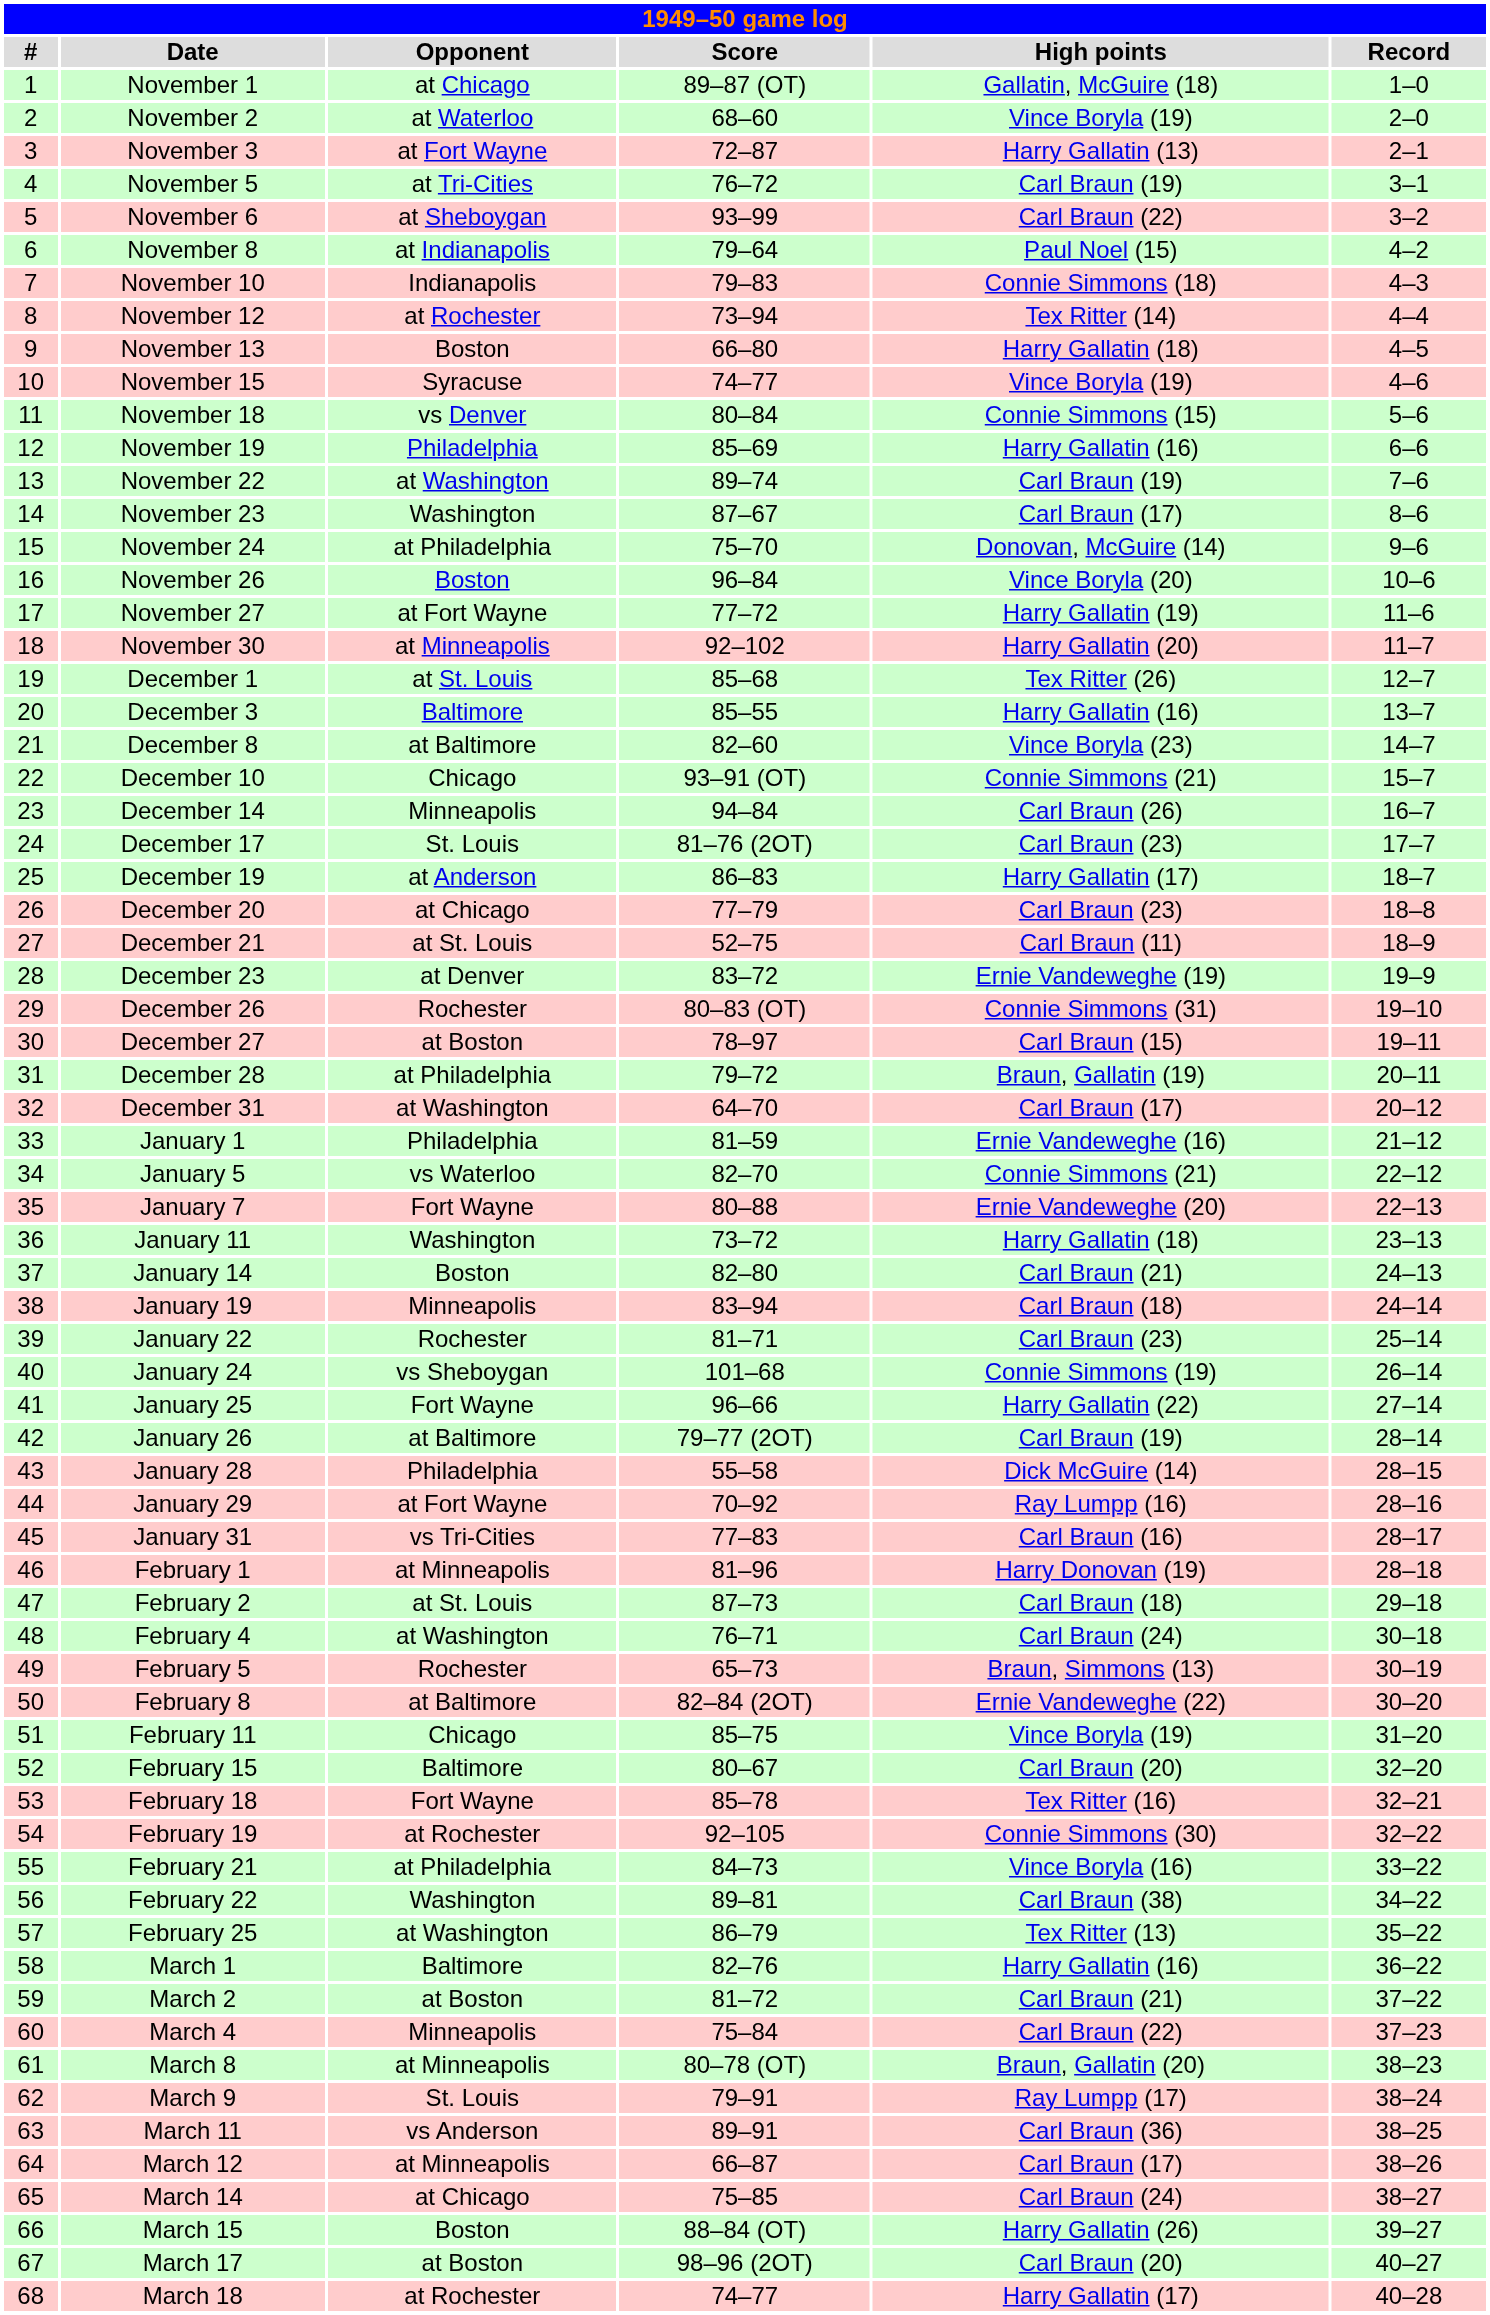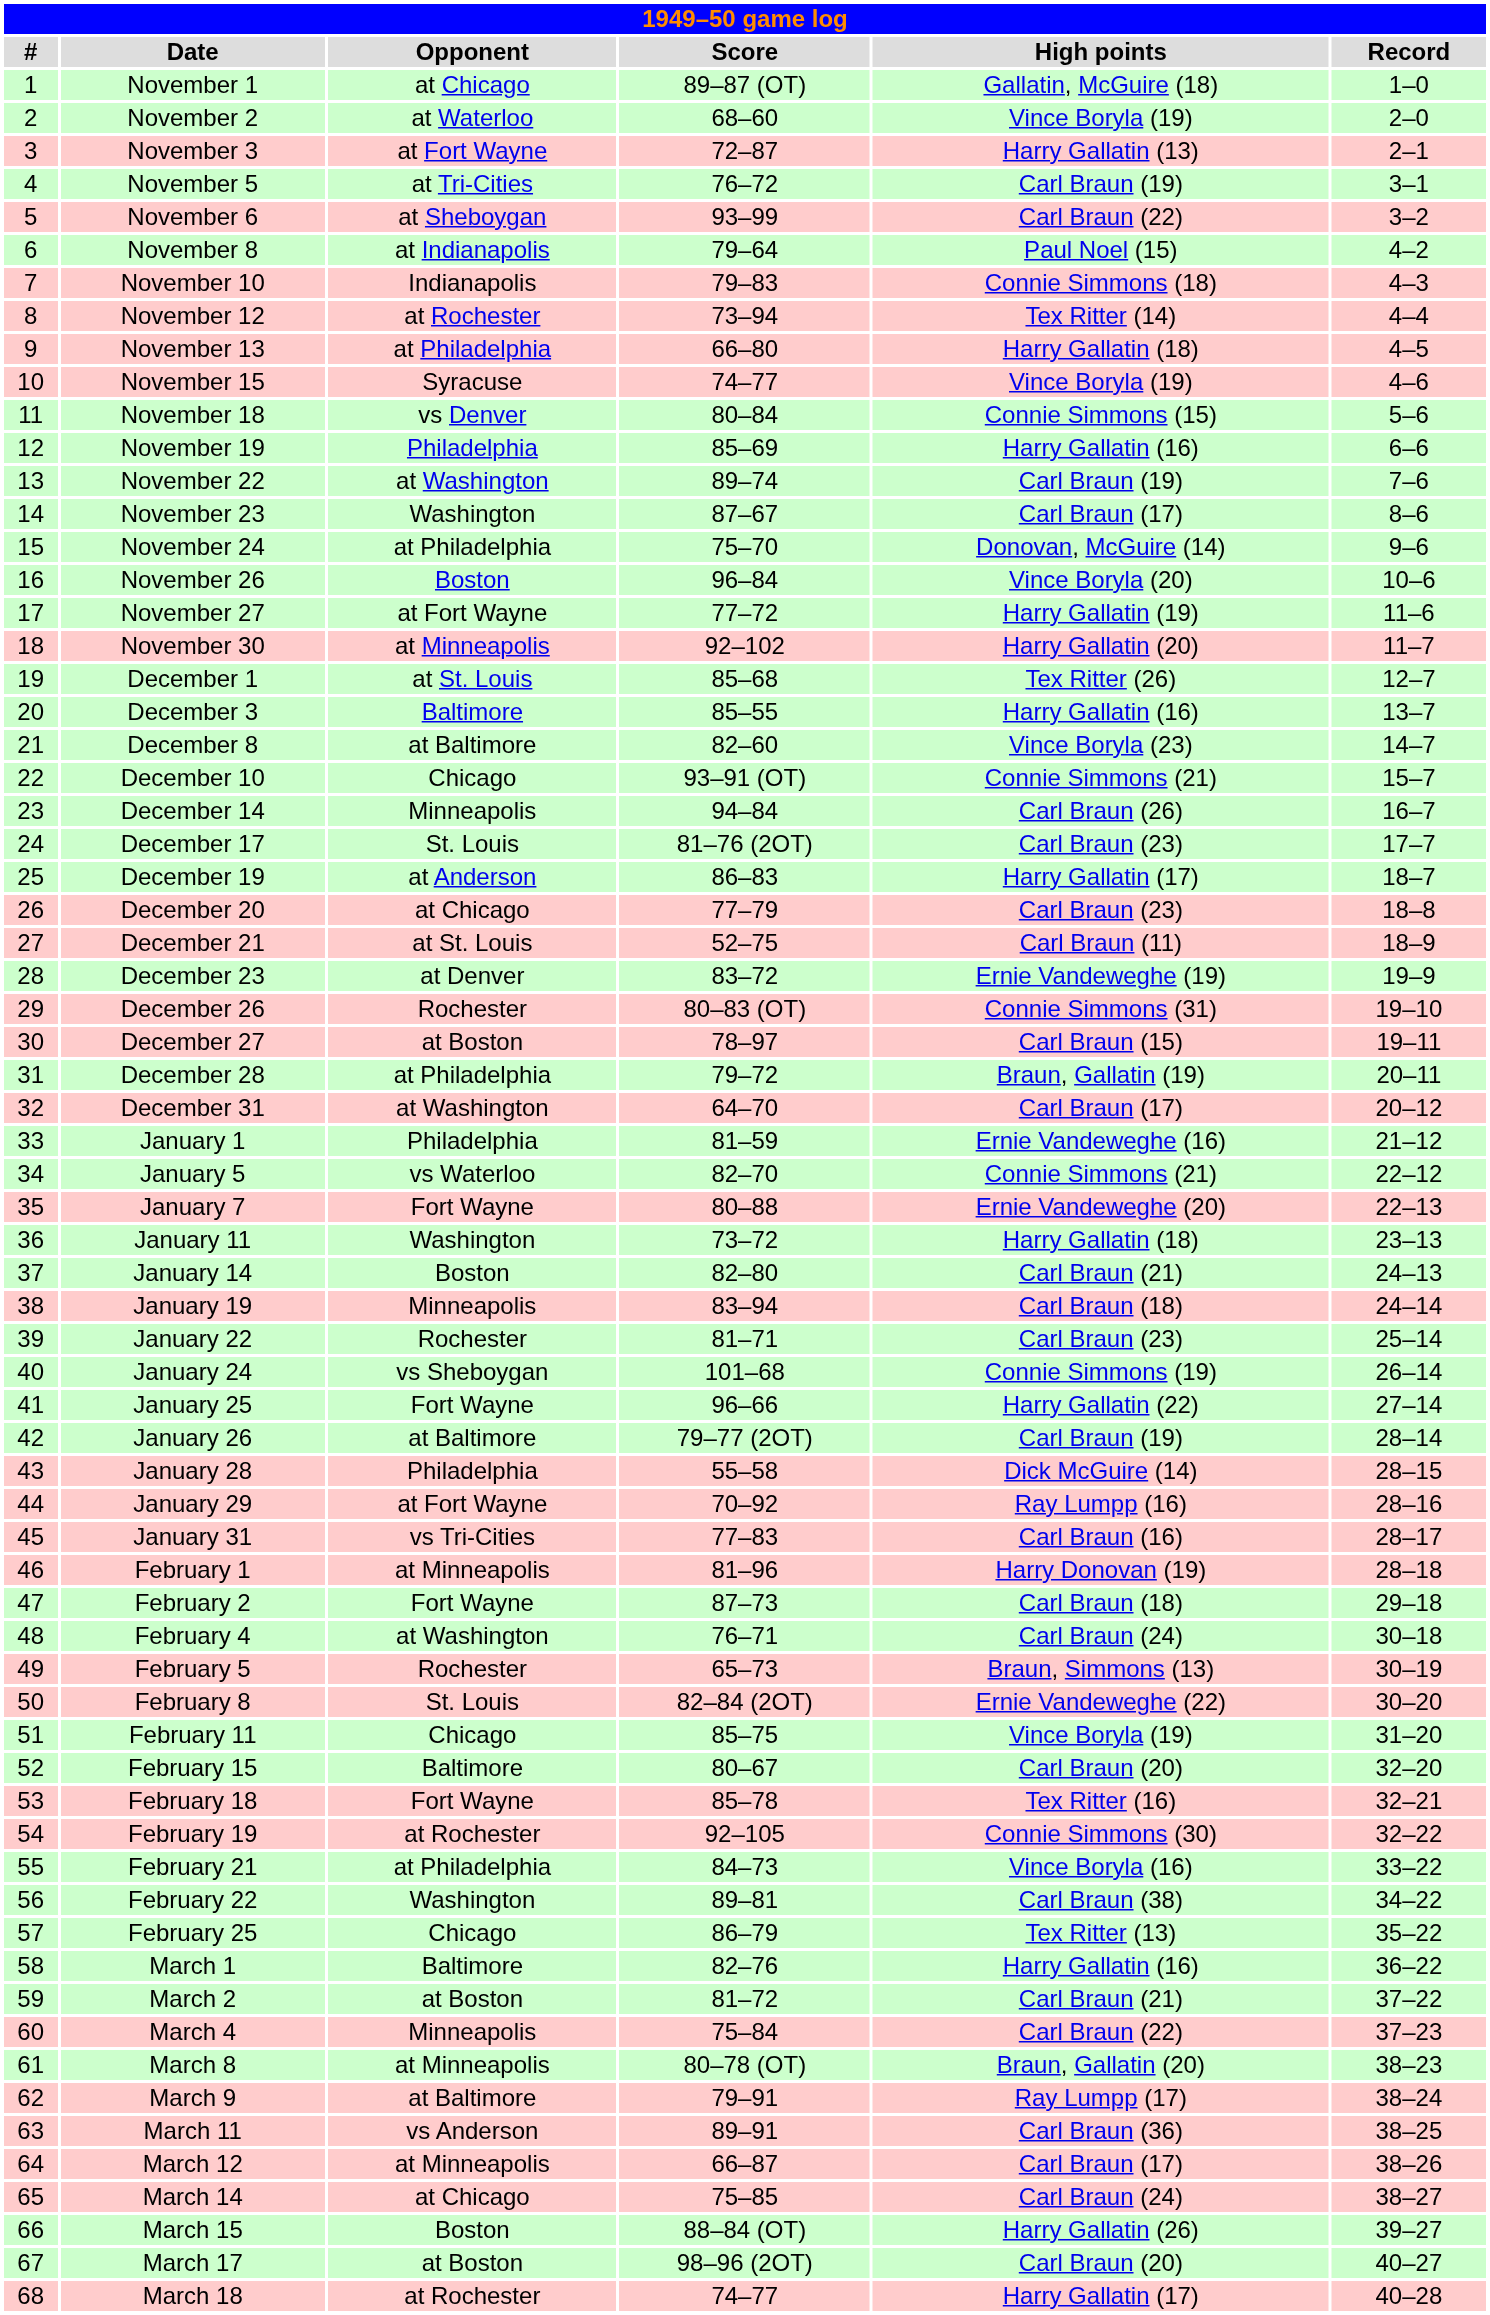(472, 348) Boston -> (472, 348) at Philadelphia
(472, 1602) at St. Louis -> (472, 1602) Fort Wayne
(472, 1701) at Baltimore -> (472, 1701) St. Louis
(472, 1932) at Washington -> (472, 1932) Chicago
(472, 2097) St. Louis -> (472, 2097) at Baltimore
